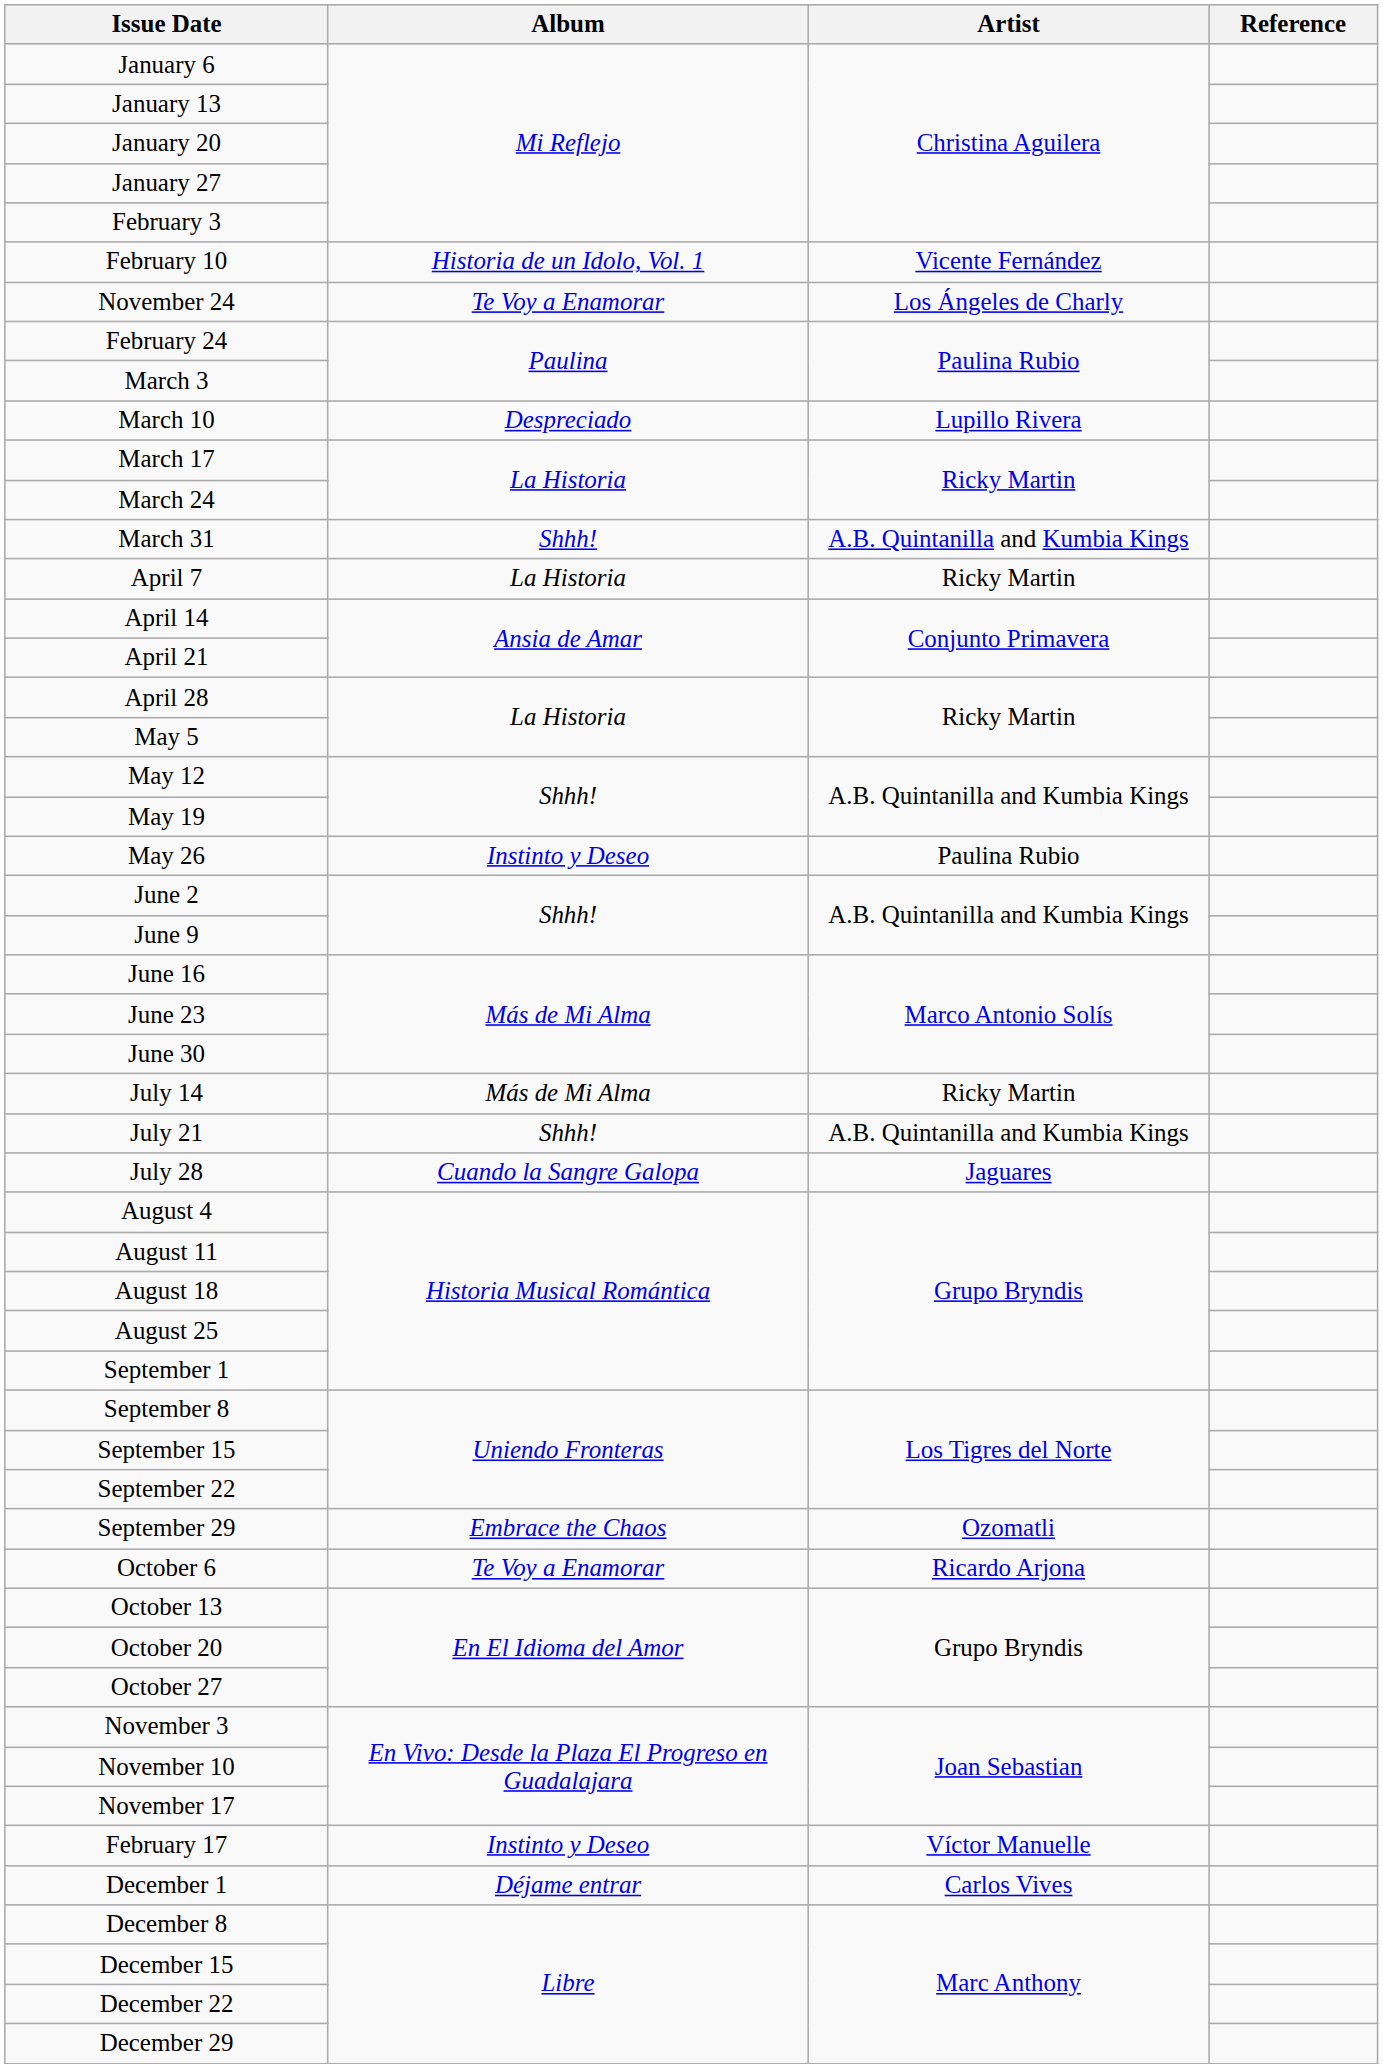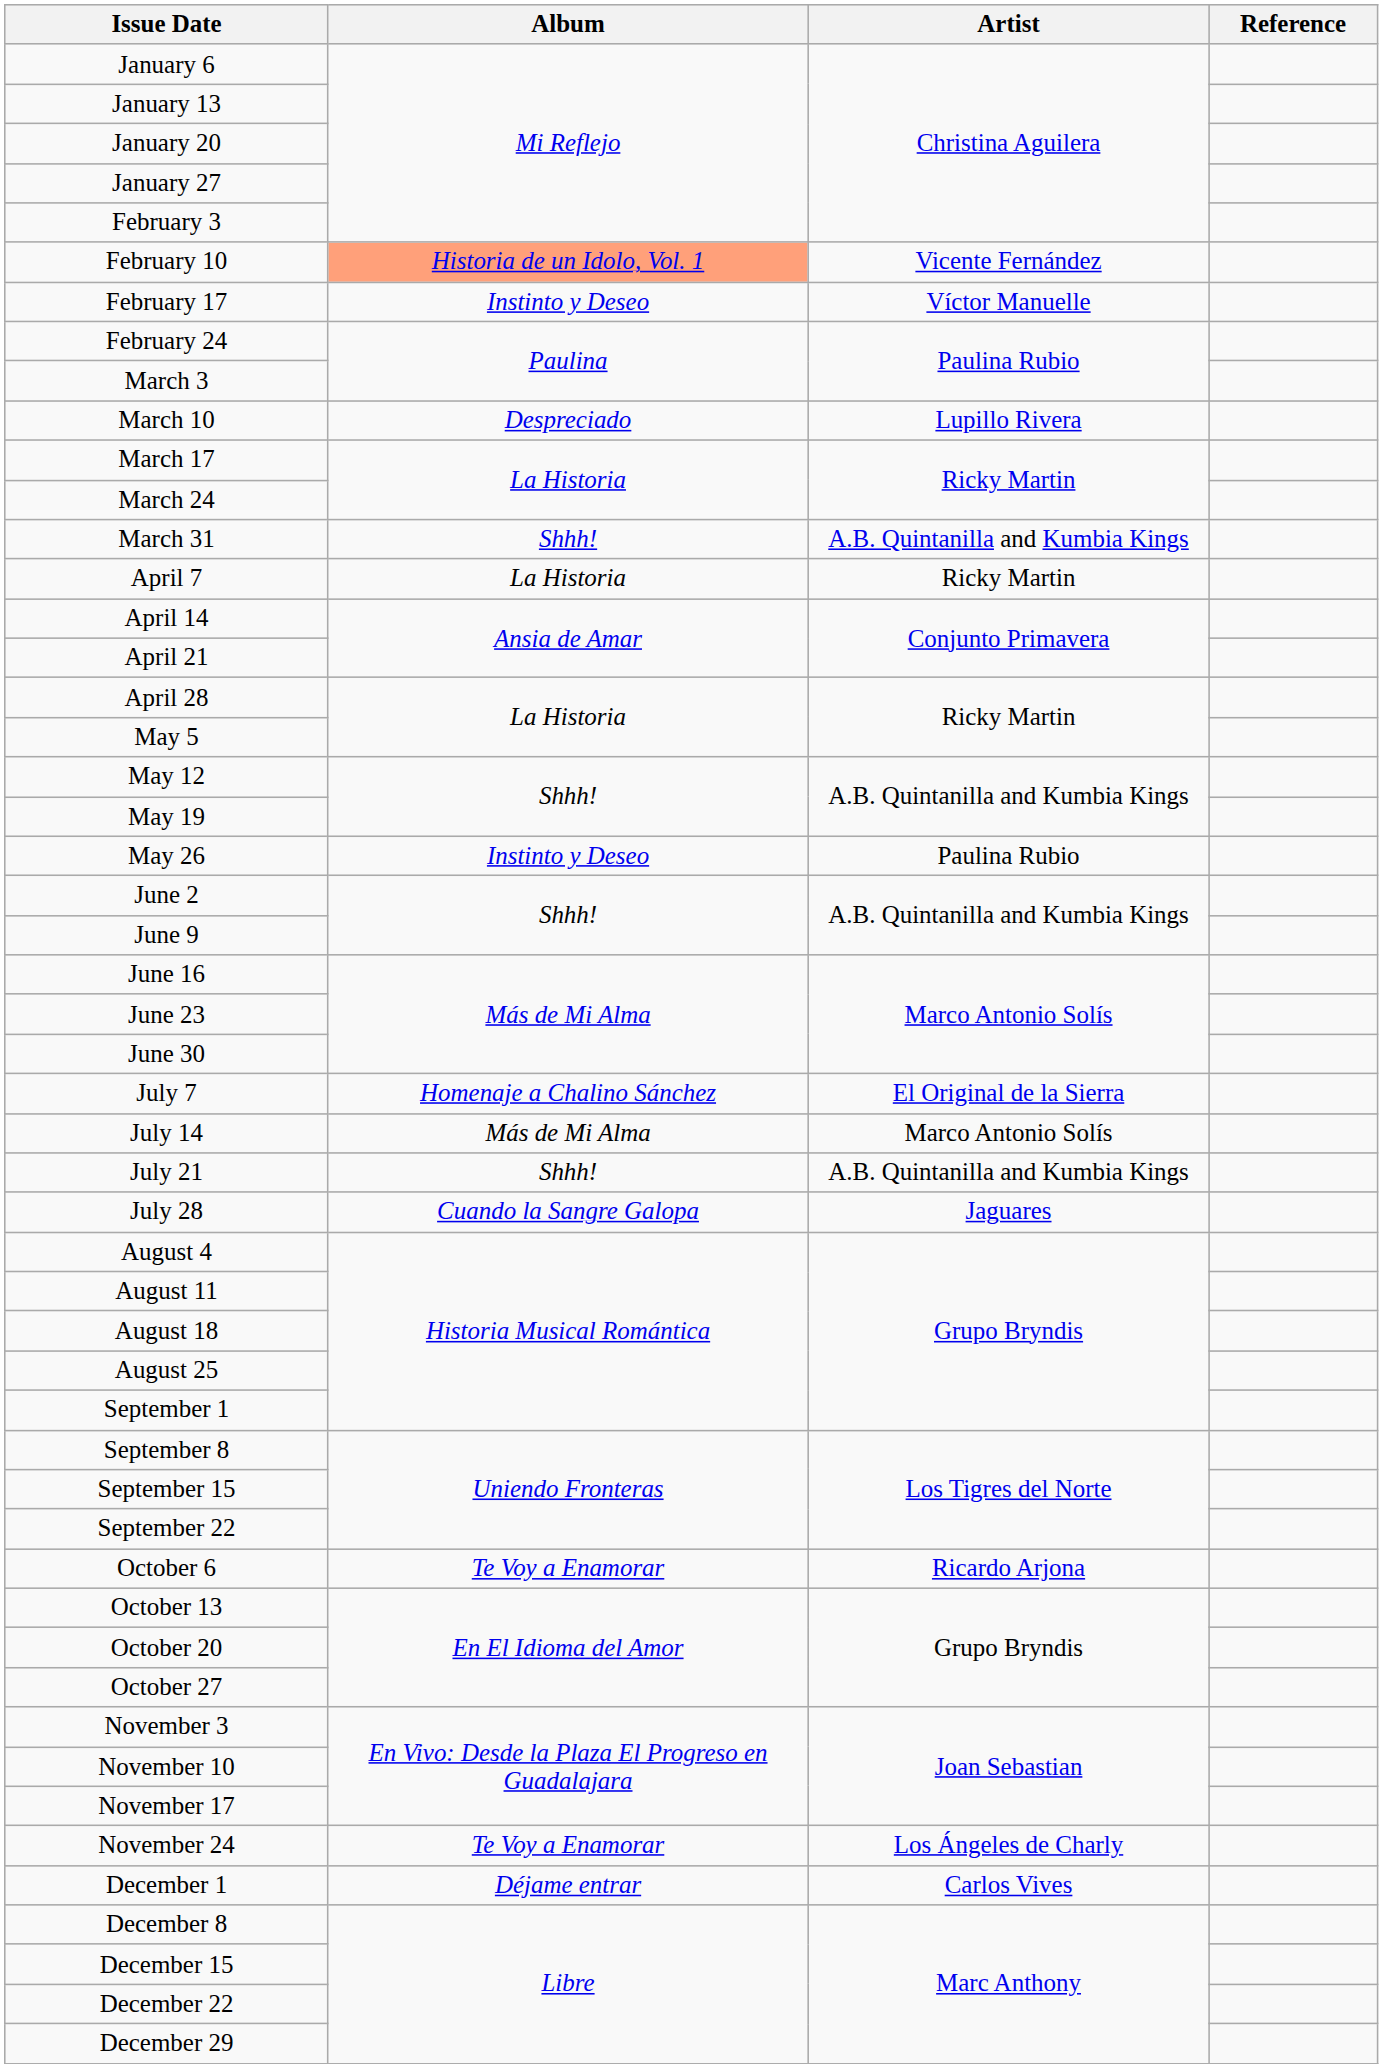(568, 261) no background -> (568, 261) lightsalmon background
rows swapped: (167, 1845) <-> (167, 301)
+ row: (167, 1093)
(1009, 1093) Ricky Martin -> (1009, 1132) Marco Antonio Solís
- row: (167, 1528)
